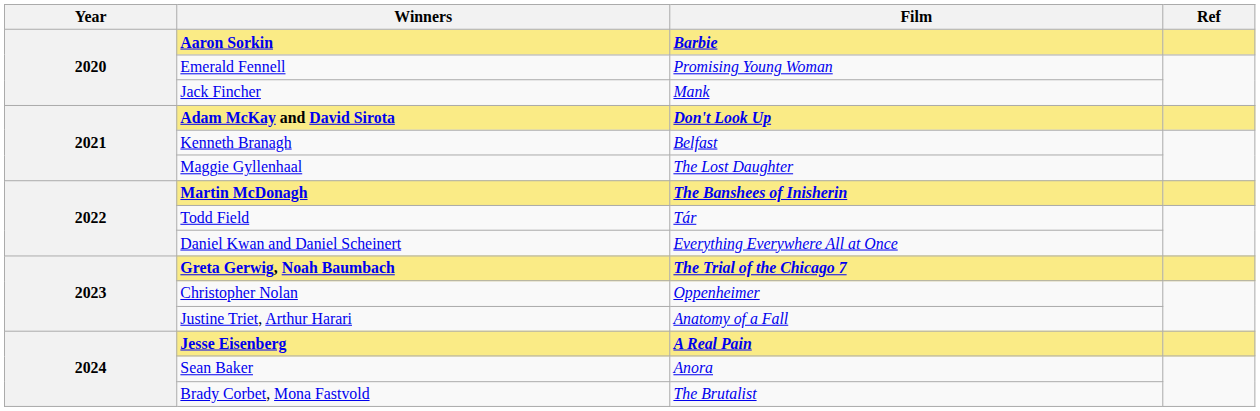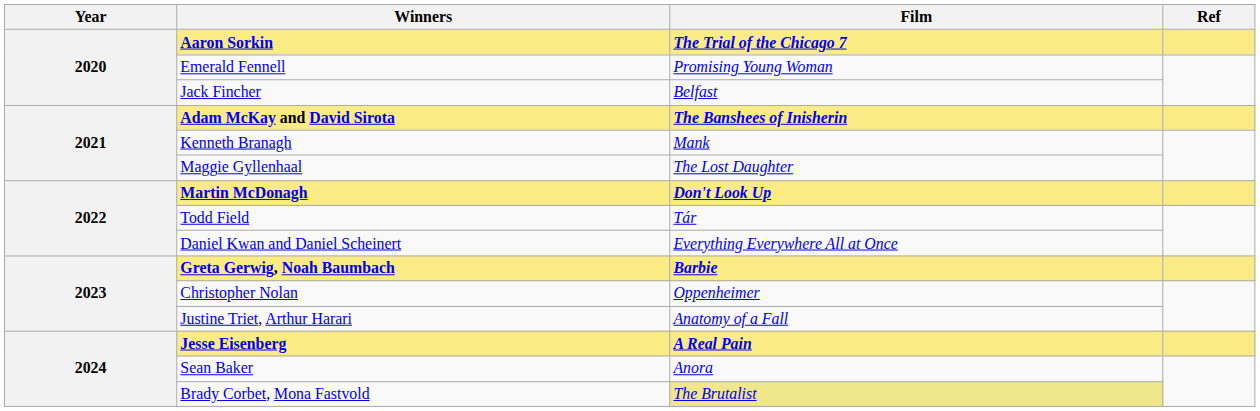(695, 42) Barbie -> (760, 42) The Trial of the Chicago 7
(691, 92) Mank -> (695, 92) Belfast
(722, 117) Don't Look Up -> (760, 117) The Banshees of Inisherin
(695, 142) Belfast -> (691, 142) Mank
(760, 192) The Banshees of Inisherin -> (722, 192) Don't Look Up
(760, 268) The Trial of the Chicago 7 -> (695, 268) Barbie
(715, 393) no background -> (715, 393) khaki background
